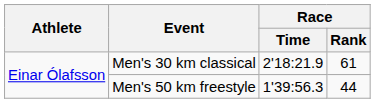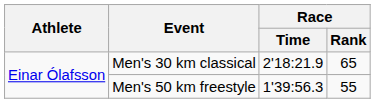(348, 63) 61 -> (348, 63) 65
(348, 87) 44 -> (348, 87) 55
